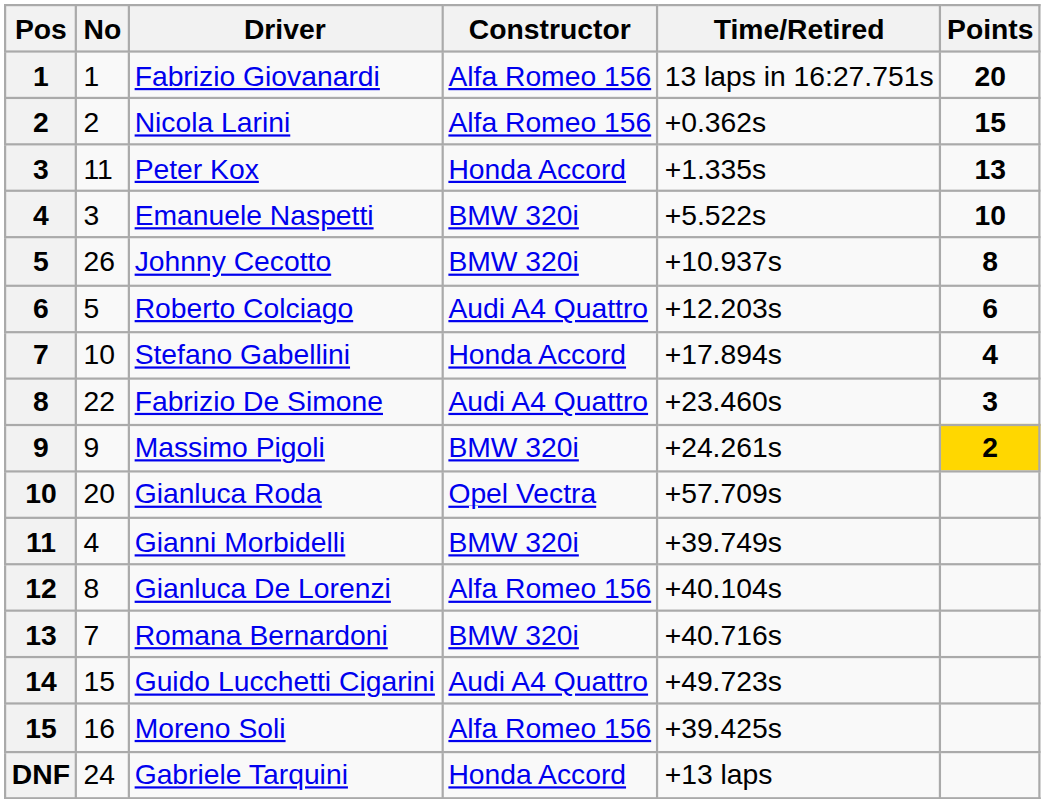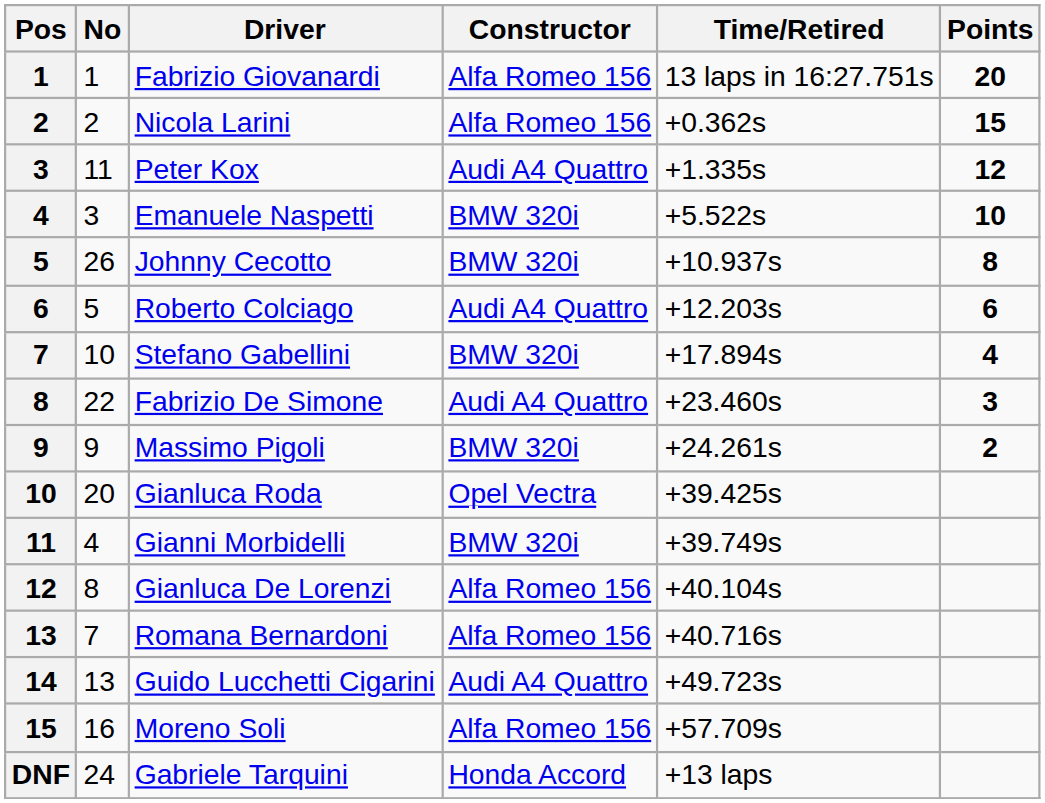(537, 168) Honda Accord -> (548, 168) Audi A4 Quattro
(990, 168) 13 -> (990, 168) 12
(537, 355) Honda Accord -> (514, 355) BMW 320i
(990, 448) gold background -> (990, 448) no background
(723, 494) +57.709s -> (723, 494) +39.425s
(514, 634) BMW 320i -> (550, 634) Alfa Romeo 156
(99, 681) 15 -> (99, 681) 13
(723, 727) +39.425s -> (723, 727) +57.709s
